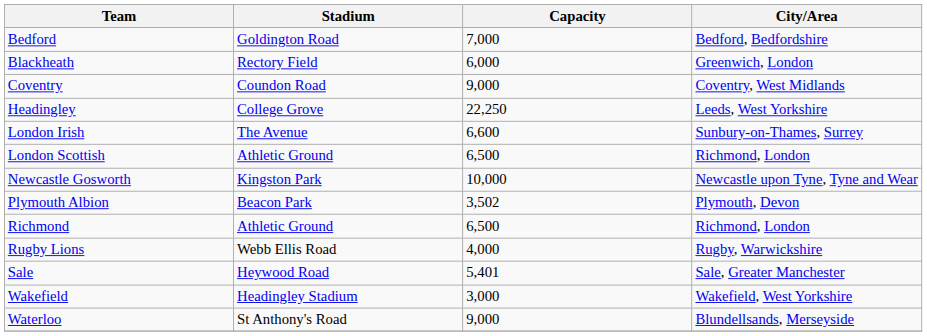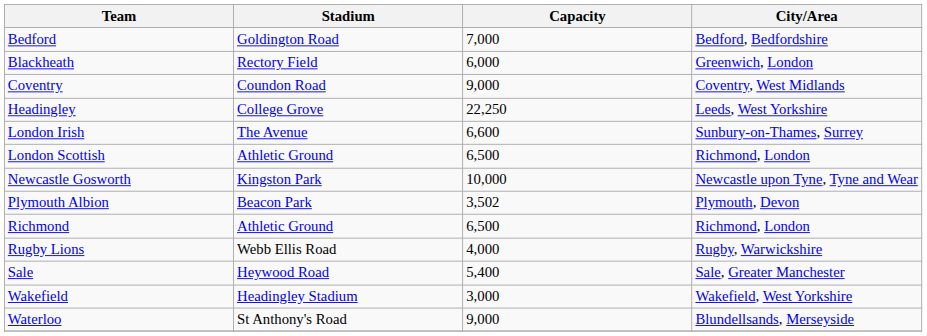(483, 272) 5,401 -> (483, 272) 5,400
